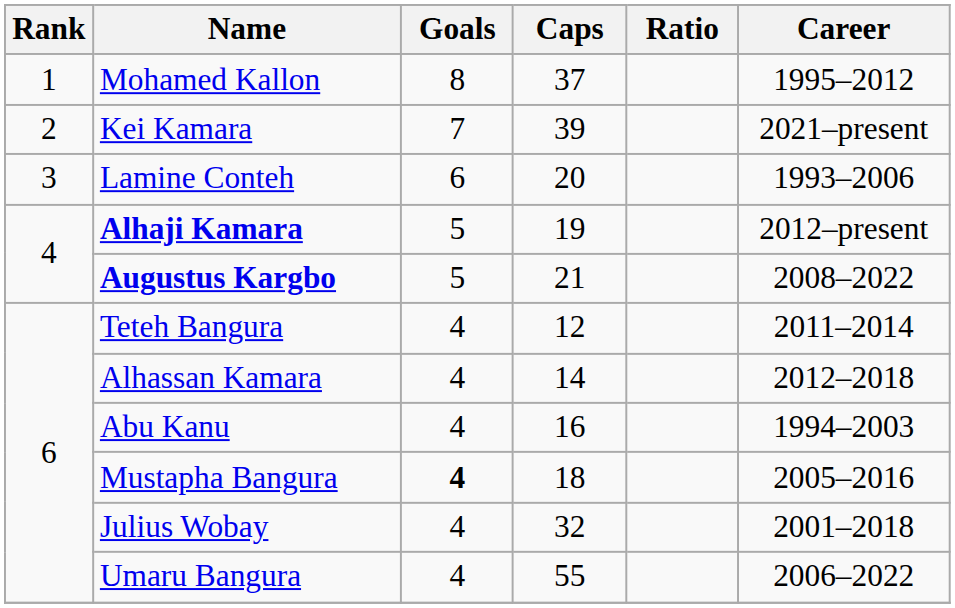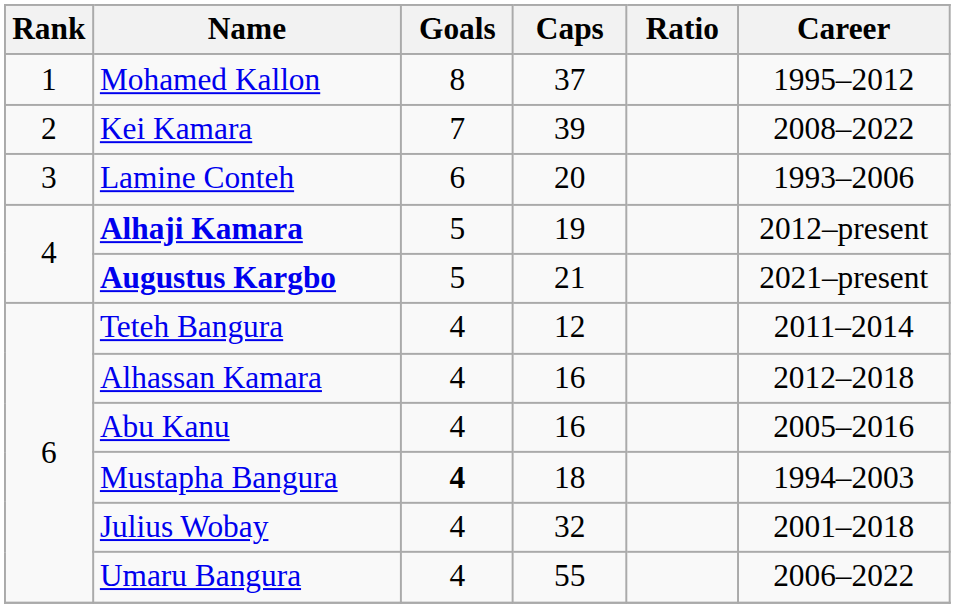(844, 128) 2021–present -> (844, 128) 2008–2022
(844, 278) 2008–2022 -> (844, 278) 2021–present
(570, 377) 14 -> (570, 377) 16
(844, 427) 1994–2003 -> (844, 427) 2005–2016
(844, 476) 2005–2016 -> (844, 476) 1994–2003
